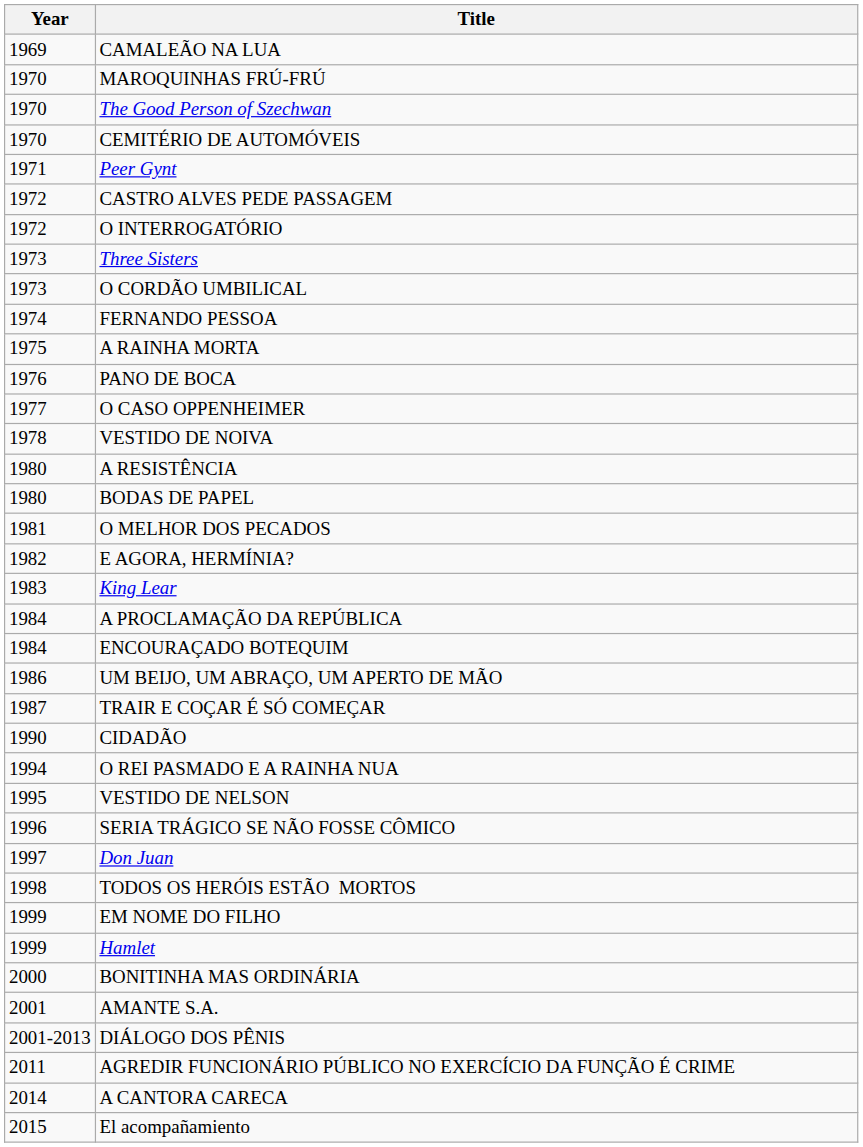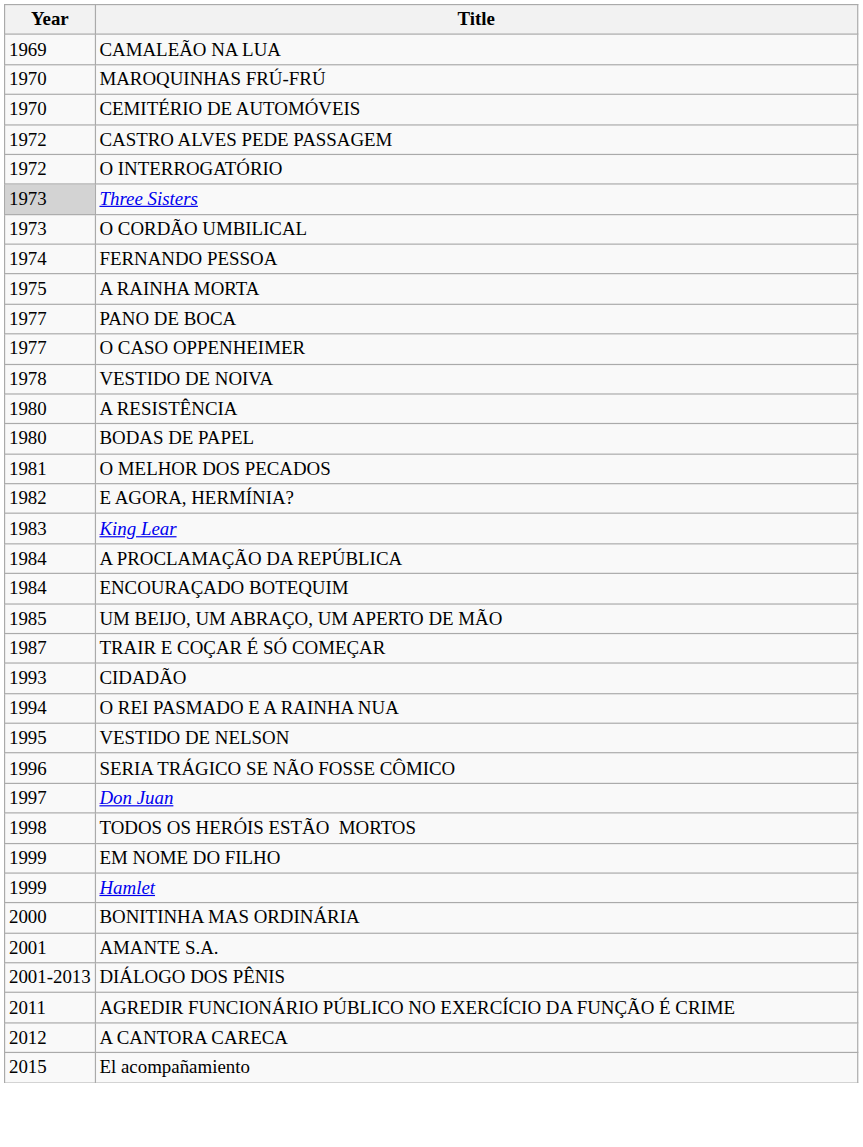- row: (215, 109)
- row: (138, 169)
(28, 259) no background -> (28, 199) lightgrey background
(28, 378) 1976 -> (28, 318) 1977
(28, 678) 1986 -> (28, 618) 1985
(28, 738) 1990 -> (28, 678) 1993
(28, 1097) 2014 -> (28, 1037) 2012
